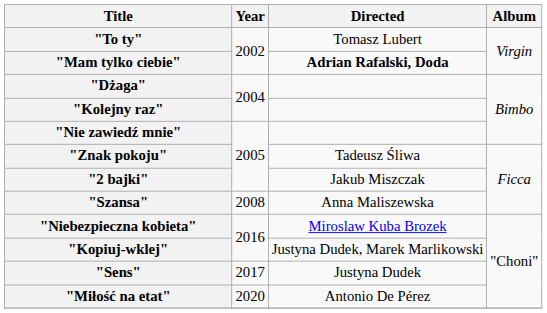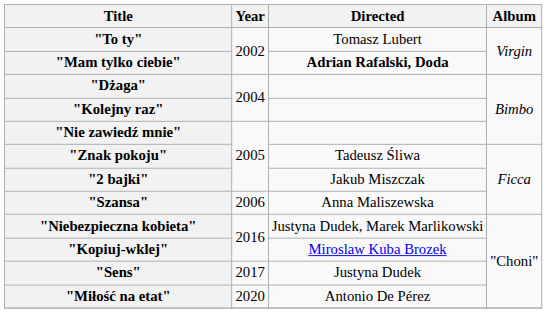(250, 202) 2008 -> (250, 202) 2006
(378, 226) Miroslaw Kuba Brozek -> (378, 226) Justyna Dudek, Marek Marlikowski
(378, 249) Justyna Dudek, Marek Marlikowski -> (378, 249) Miroslaw Kuba Brozek
